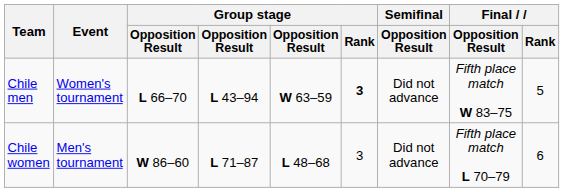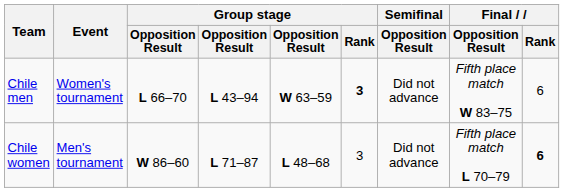(540, 91) 5 -> (540, 91) 6
(540, 155) normal -> (540, 155) bold
